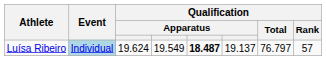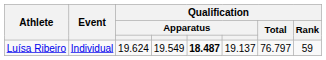(92, 48) lightblue background -> (92, 48) no background
(307, 48) 57 -> (307, 48) 59
